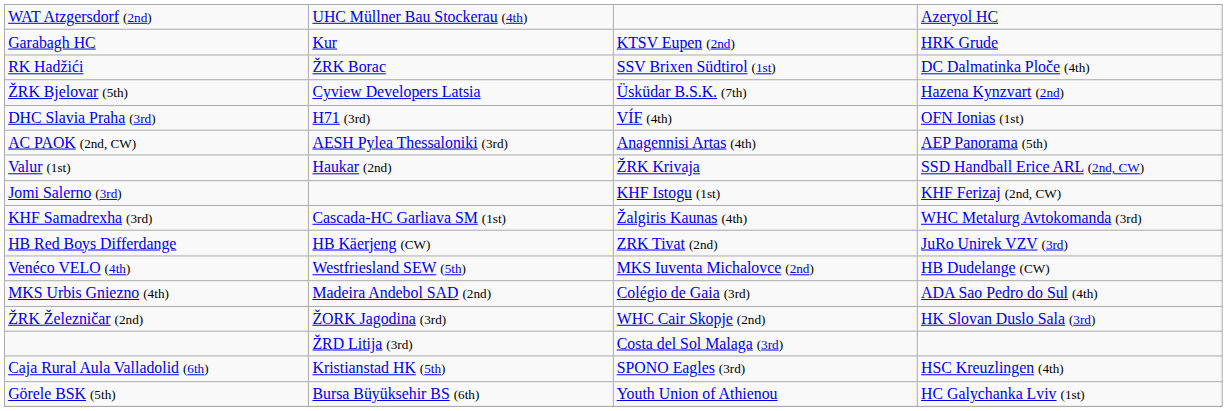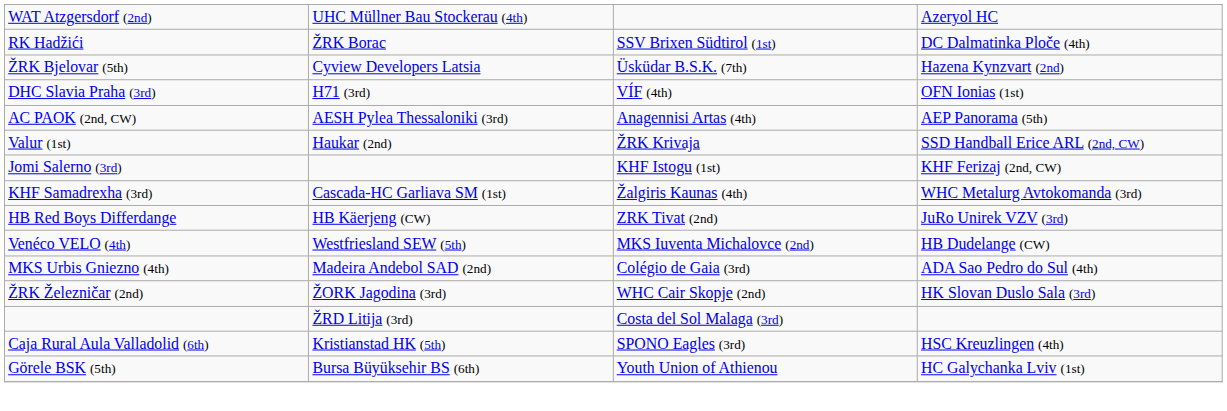- row: (52, 42)
